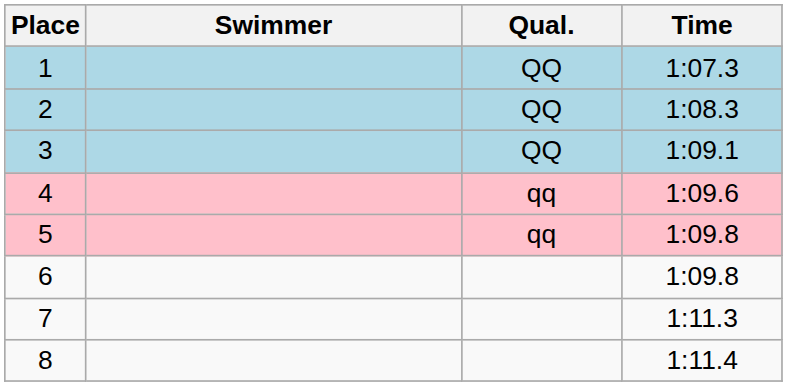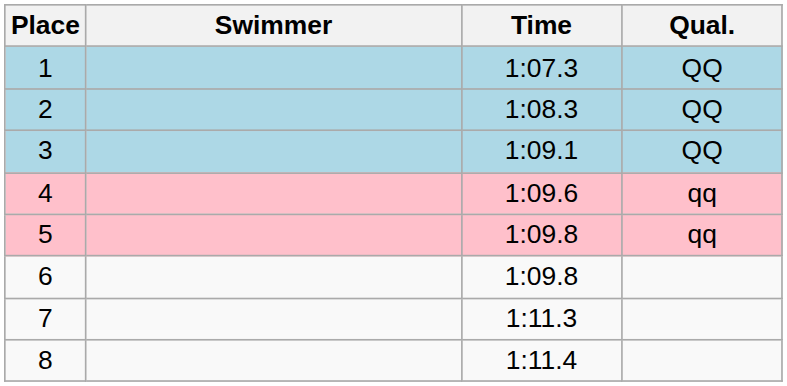columns swapped: (702, 25) <-> (541, 25)
